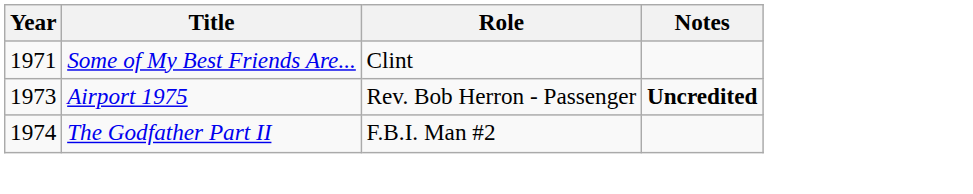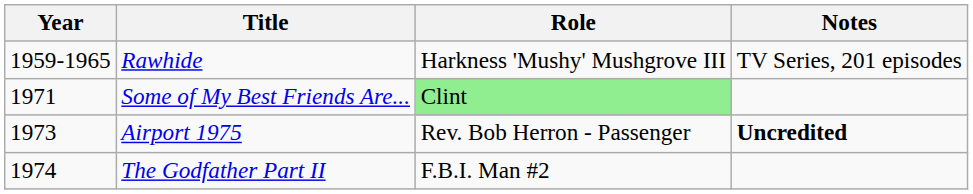+ row: (162, 59)
(390, 59) no background -> (444, 96) lightgreen background
